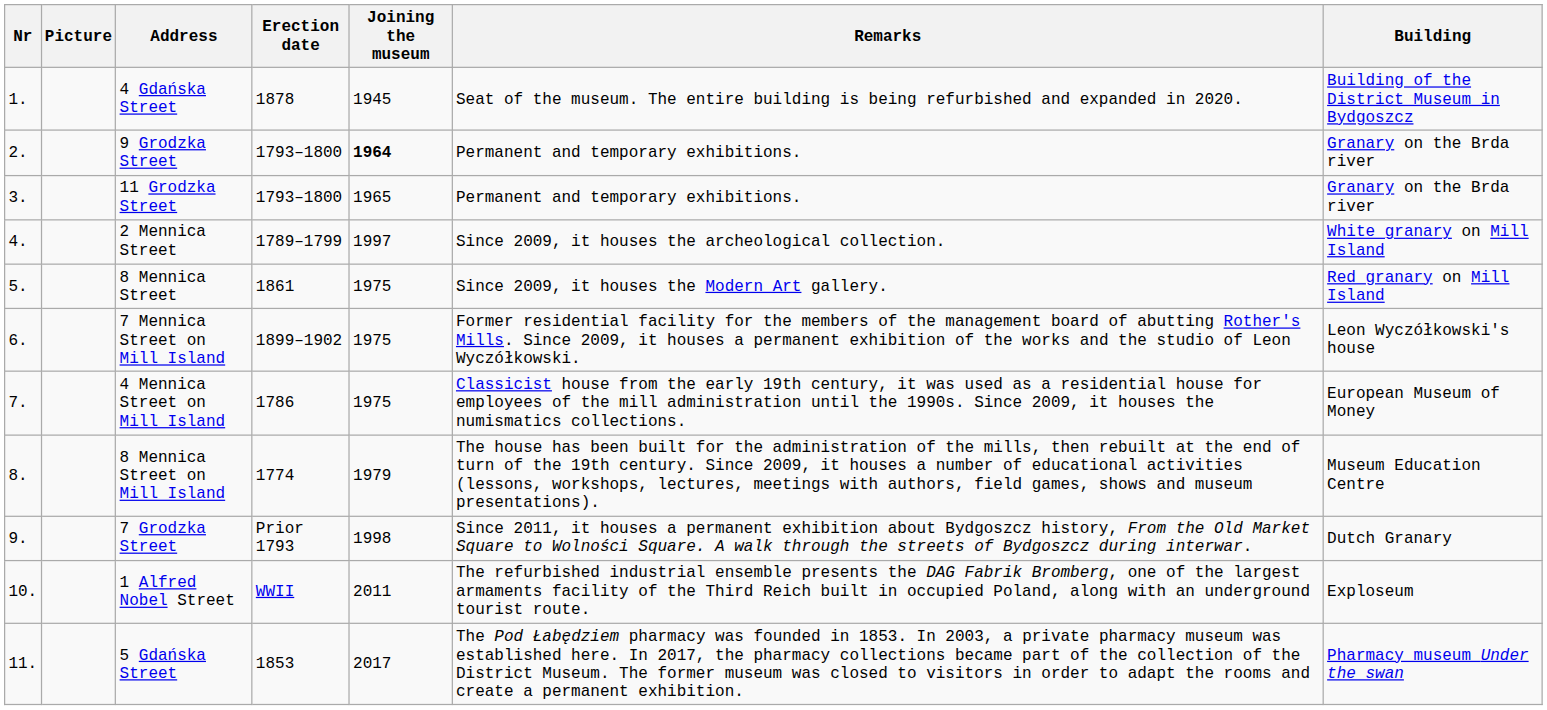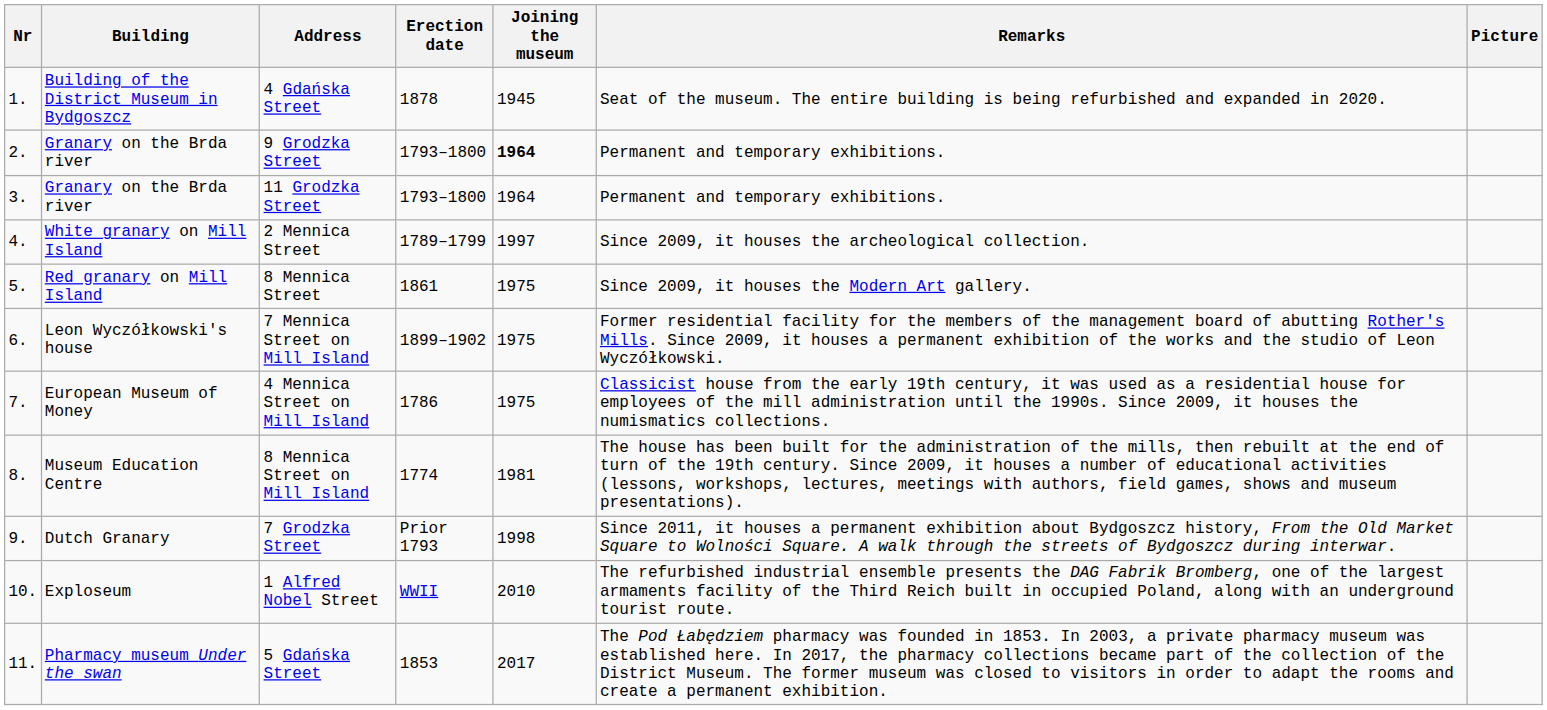columns swapped: (1433, 36) <-> (78, 36)
(372, 197) 1965 -> (516, 197) 1964
(372, 475) 1979 -> (516, 475) 1981
(372, 592) 2011 -> (516, 592) 2010
